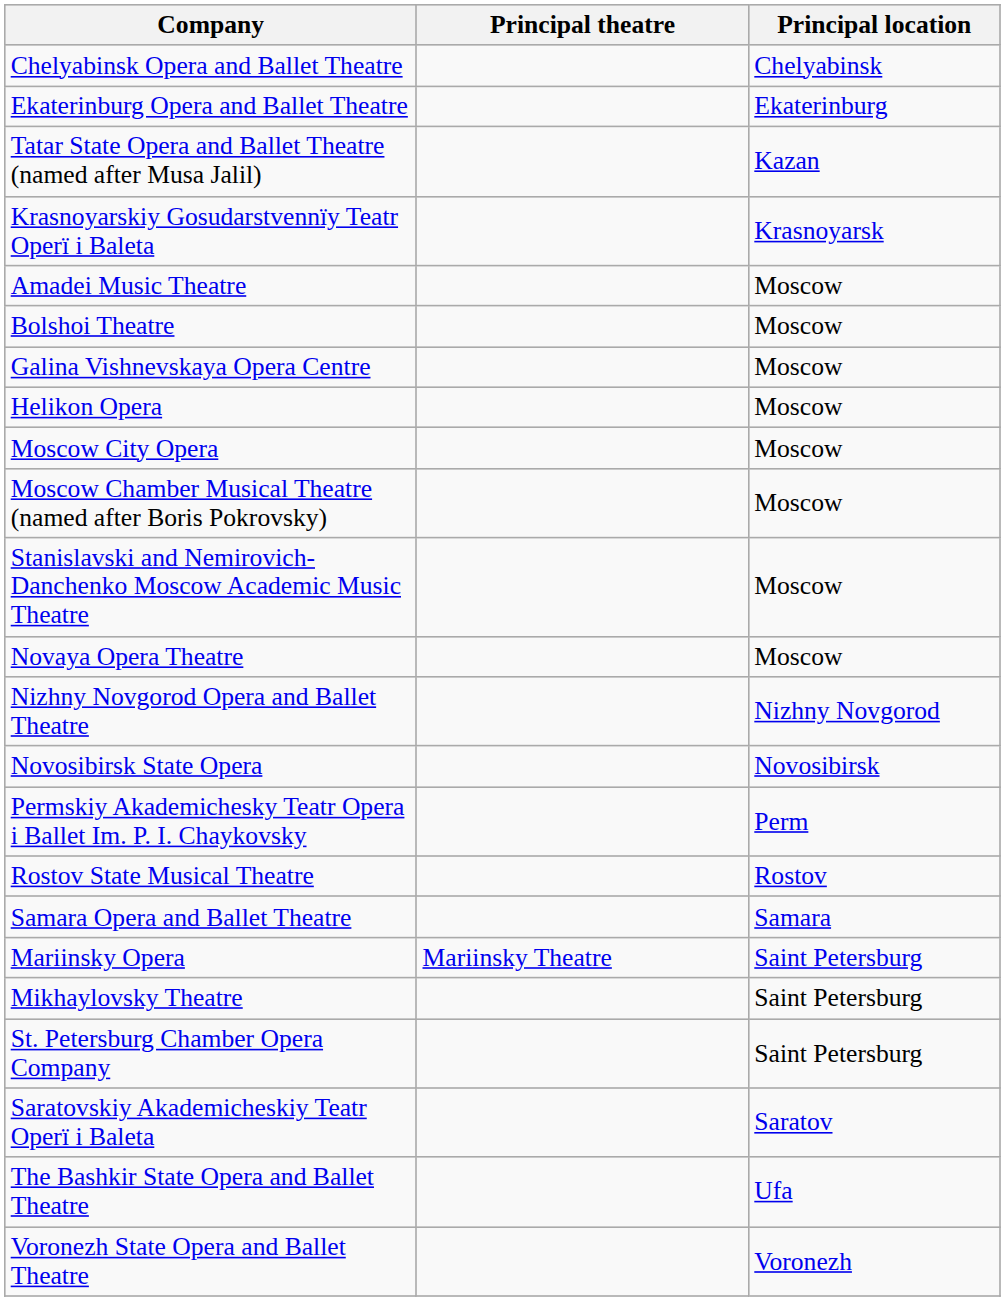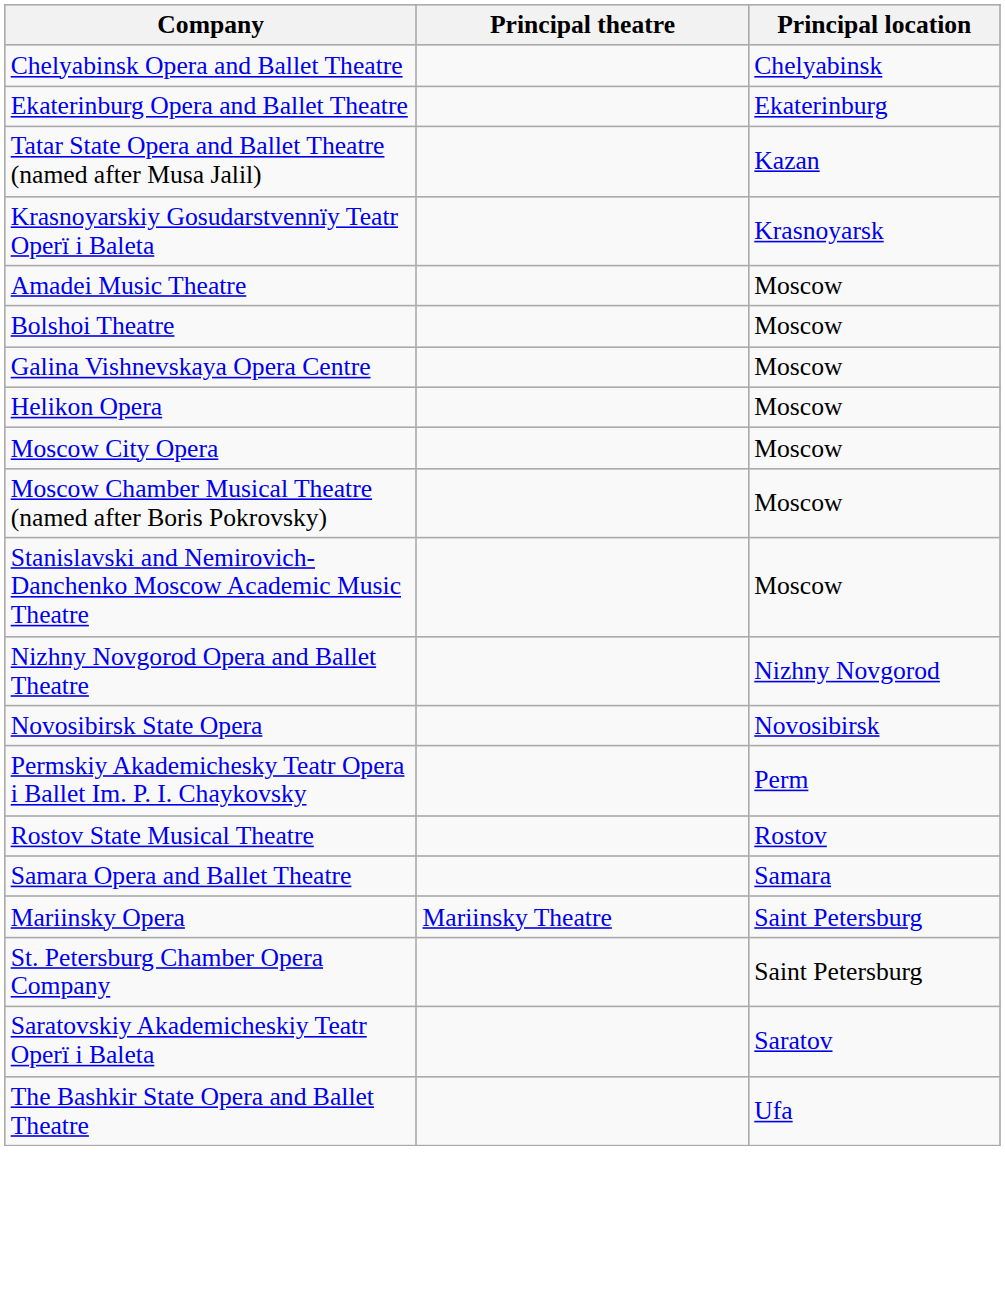- row: (127, 656)
- row: (127, 997)
- row: (178, 1260)
